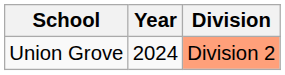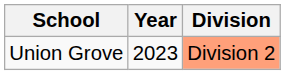(155, 52) 2024 -> (155, 52) 2023
